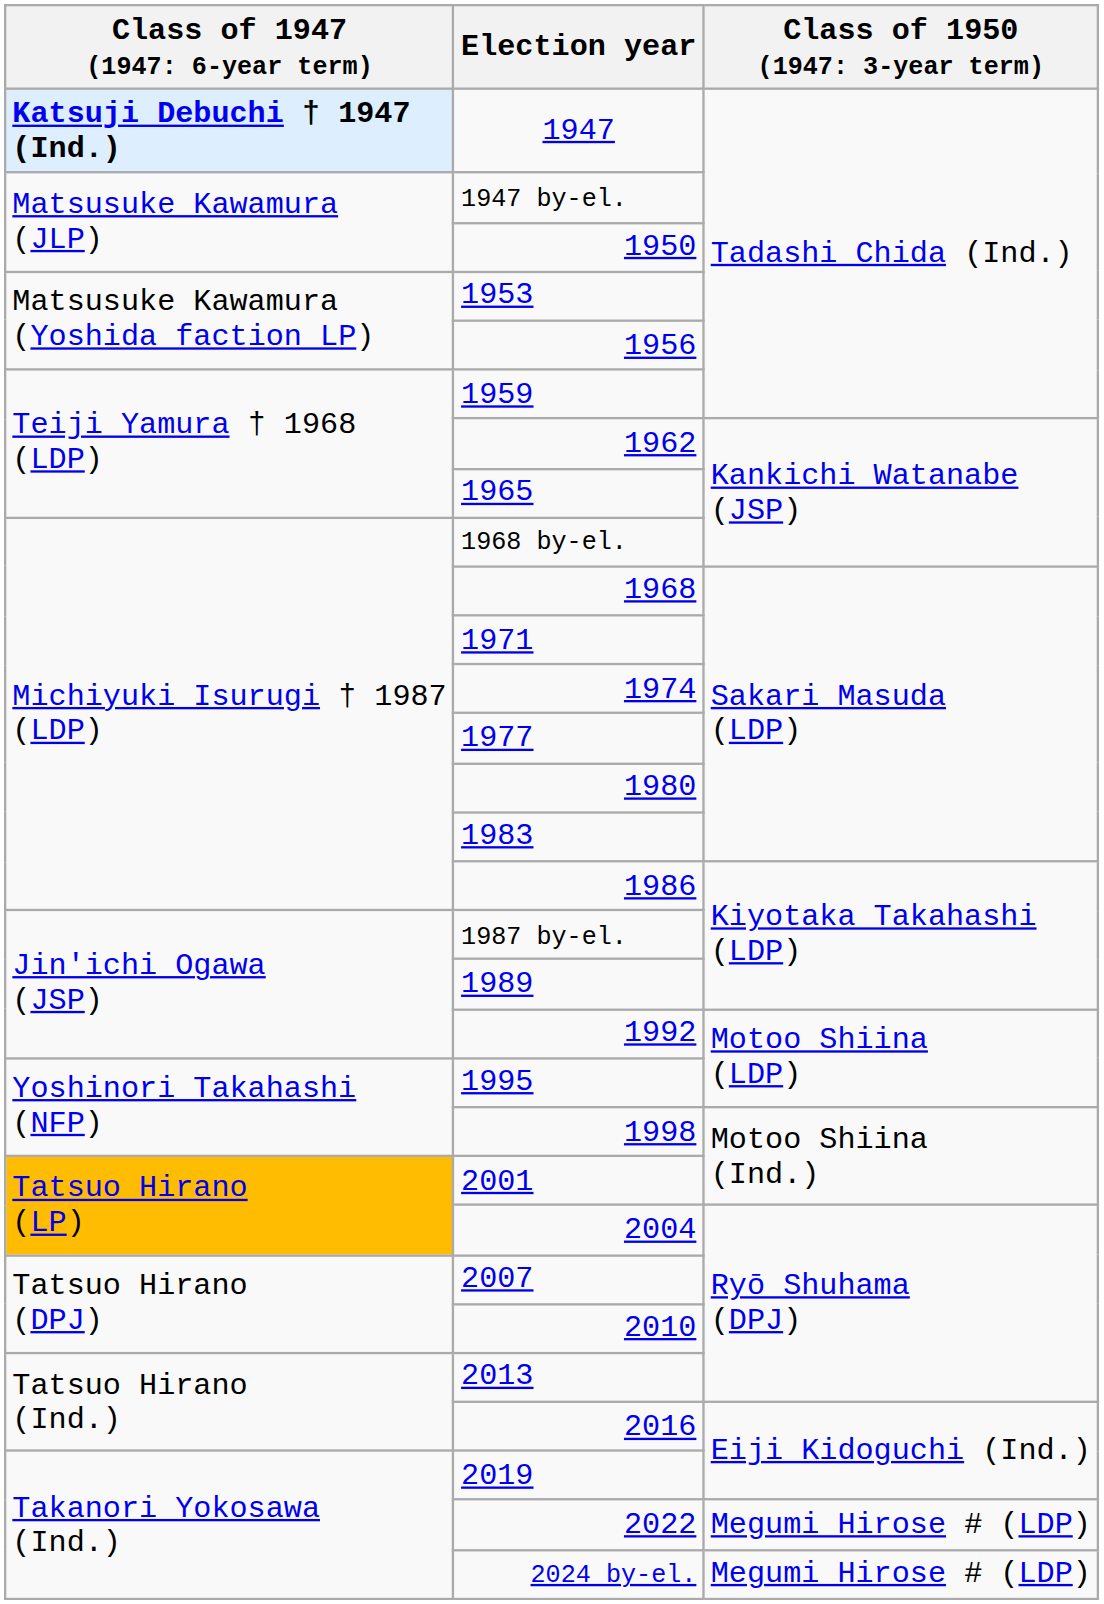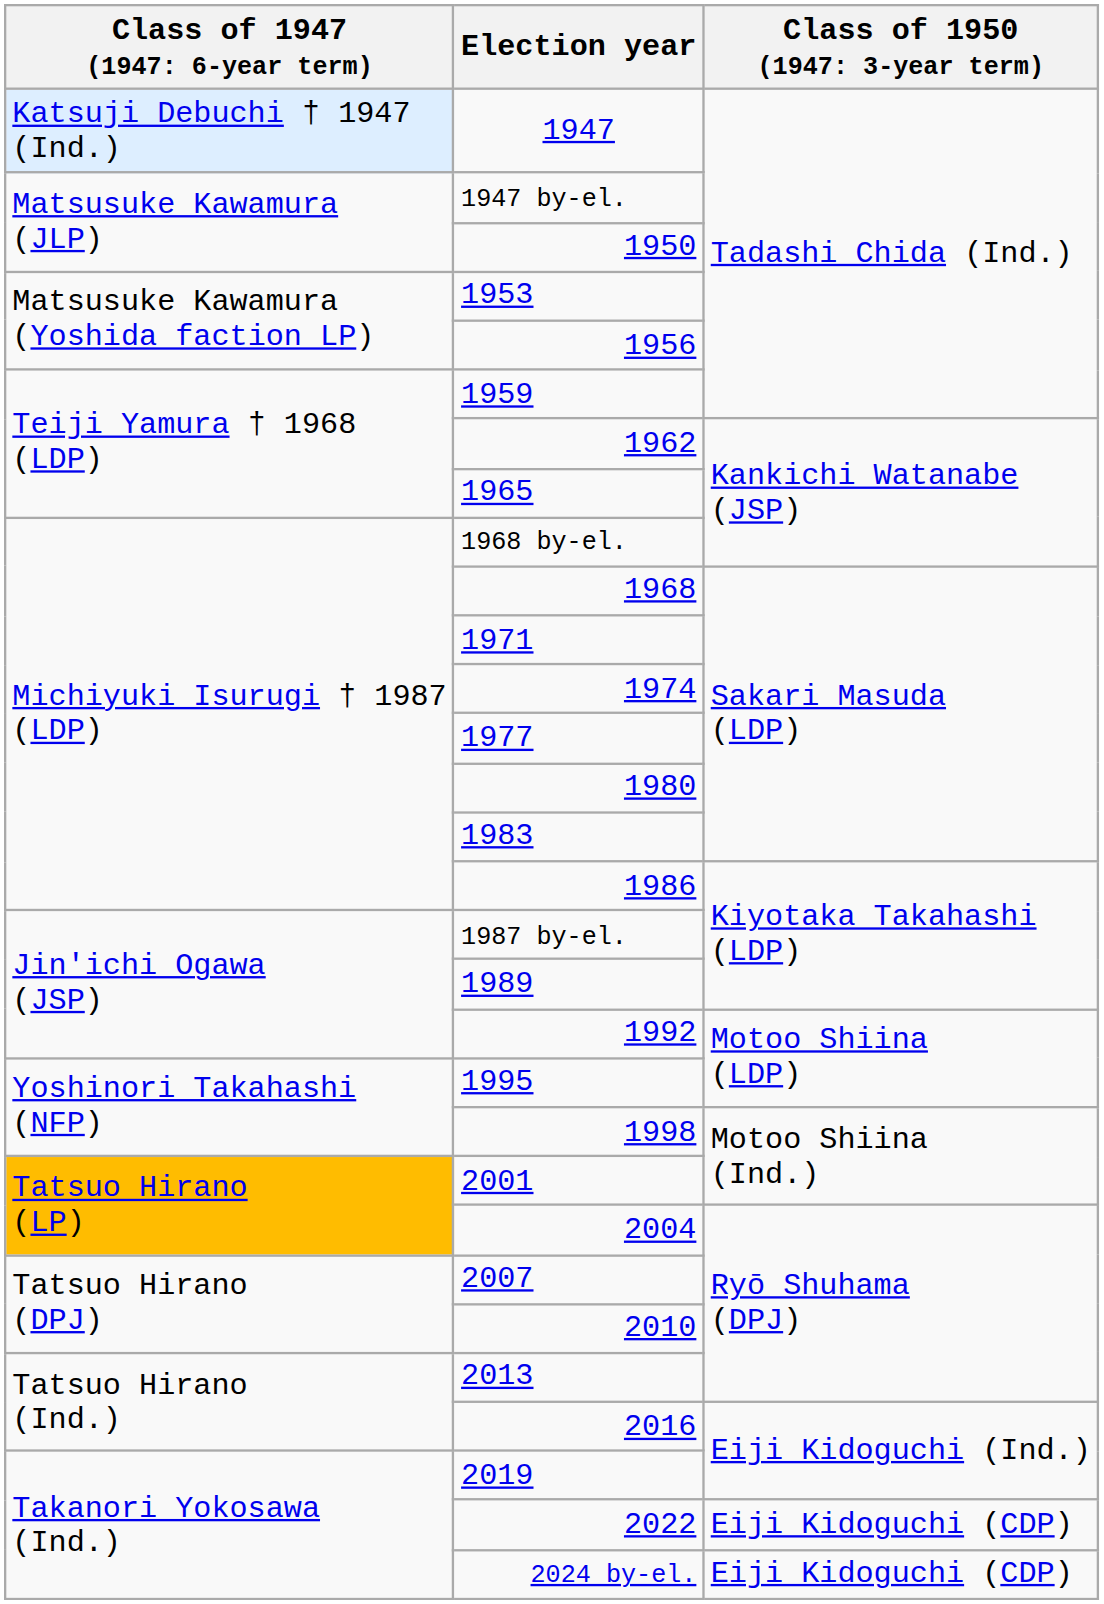(211, 131) bold -> (211, 131) normal
(901, 1525) Megumi Hirose # (LDP) -> (892, 1525) Eiji Kidoguchi (CDP)
(901, 1574) Megumi Hirose # (LDP) -> (892, 1574) Eiji Kidoguchi (CDP)
